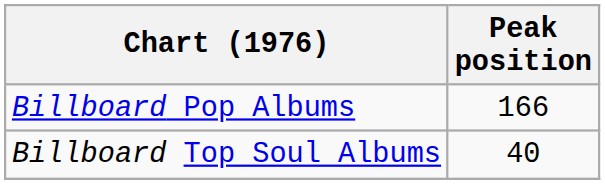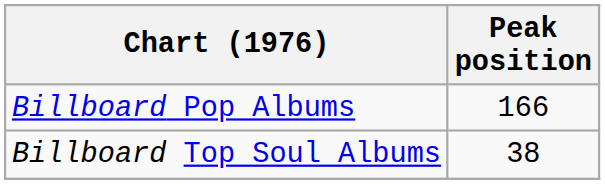(523, 155) 40 -> (523, 155) 38
